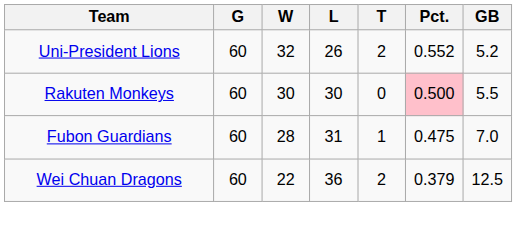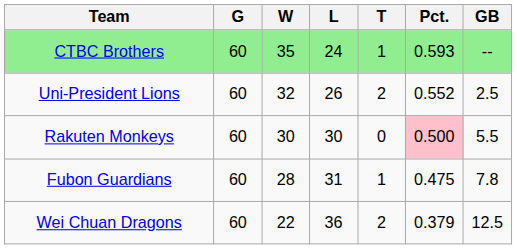+ row: (109, 51)
(487, 51) 5.2 -> (487, 94) 2.5
(487, 137) 7.0 -> (487, 179) 7.8
